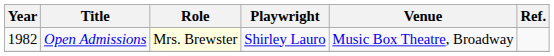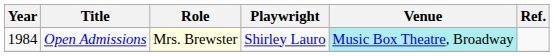(23, 39) 1982 -> (23, 39) 1984
(423, 39) no background -> (423, 39) paleturquoise background
